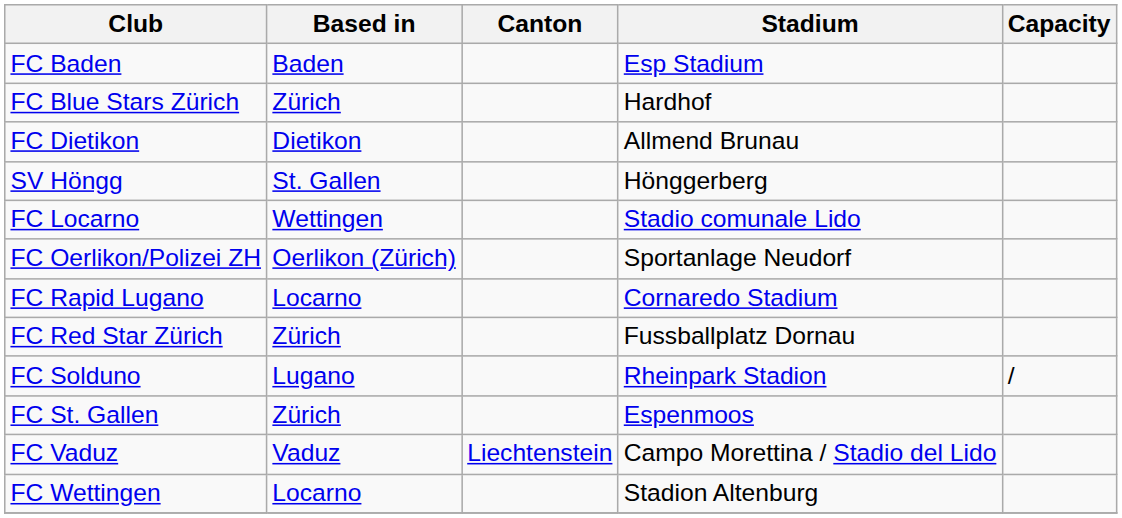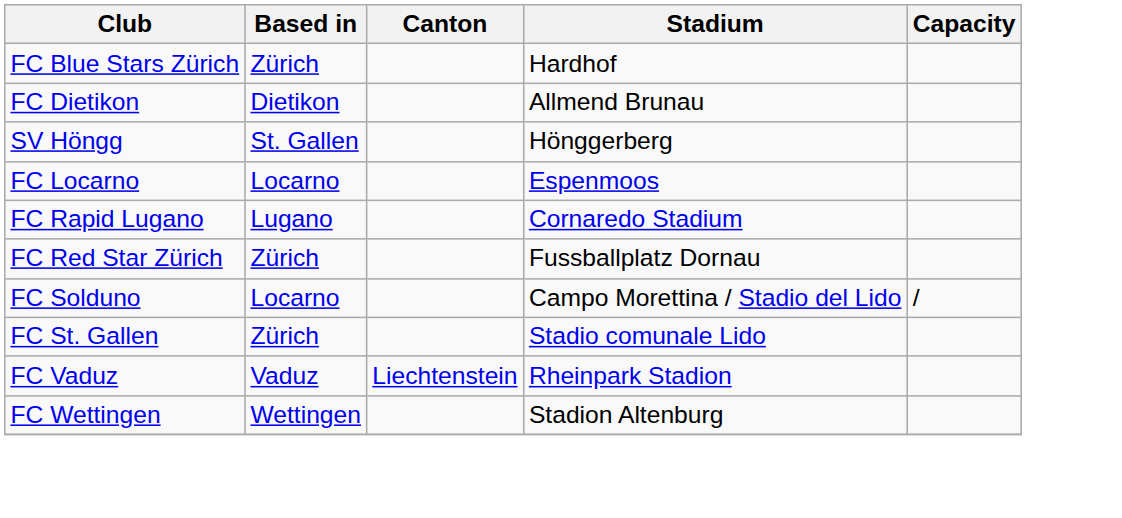- row: (66, 63)
(328, 219) Wettingen -> (295, 180) Locarno
(742, 219) Stadio comunale Lido -> (594, 180) Espenmoos
- row: (136, 258)
(317, 297) Locarno -> (292, 219) Lugano
(313, 375) Lugano -> (295, 297) Locarno
(725, 375) Rheinpark Stadion -> (715, 297) Campo Morettina / Stadio del Lido
(689, 414) Espenmoos -> (647, 336) Stadio comunale Lido
(810, 453) Campo Morettina / Stadio del Lido -> (630, 375) Rheinpark Stadion
(317, 492) Locarno -> (306, 414) Wettingen
